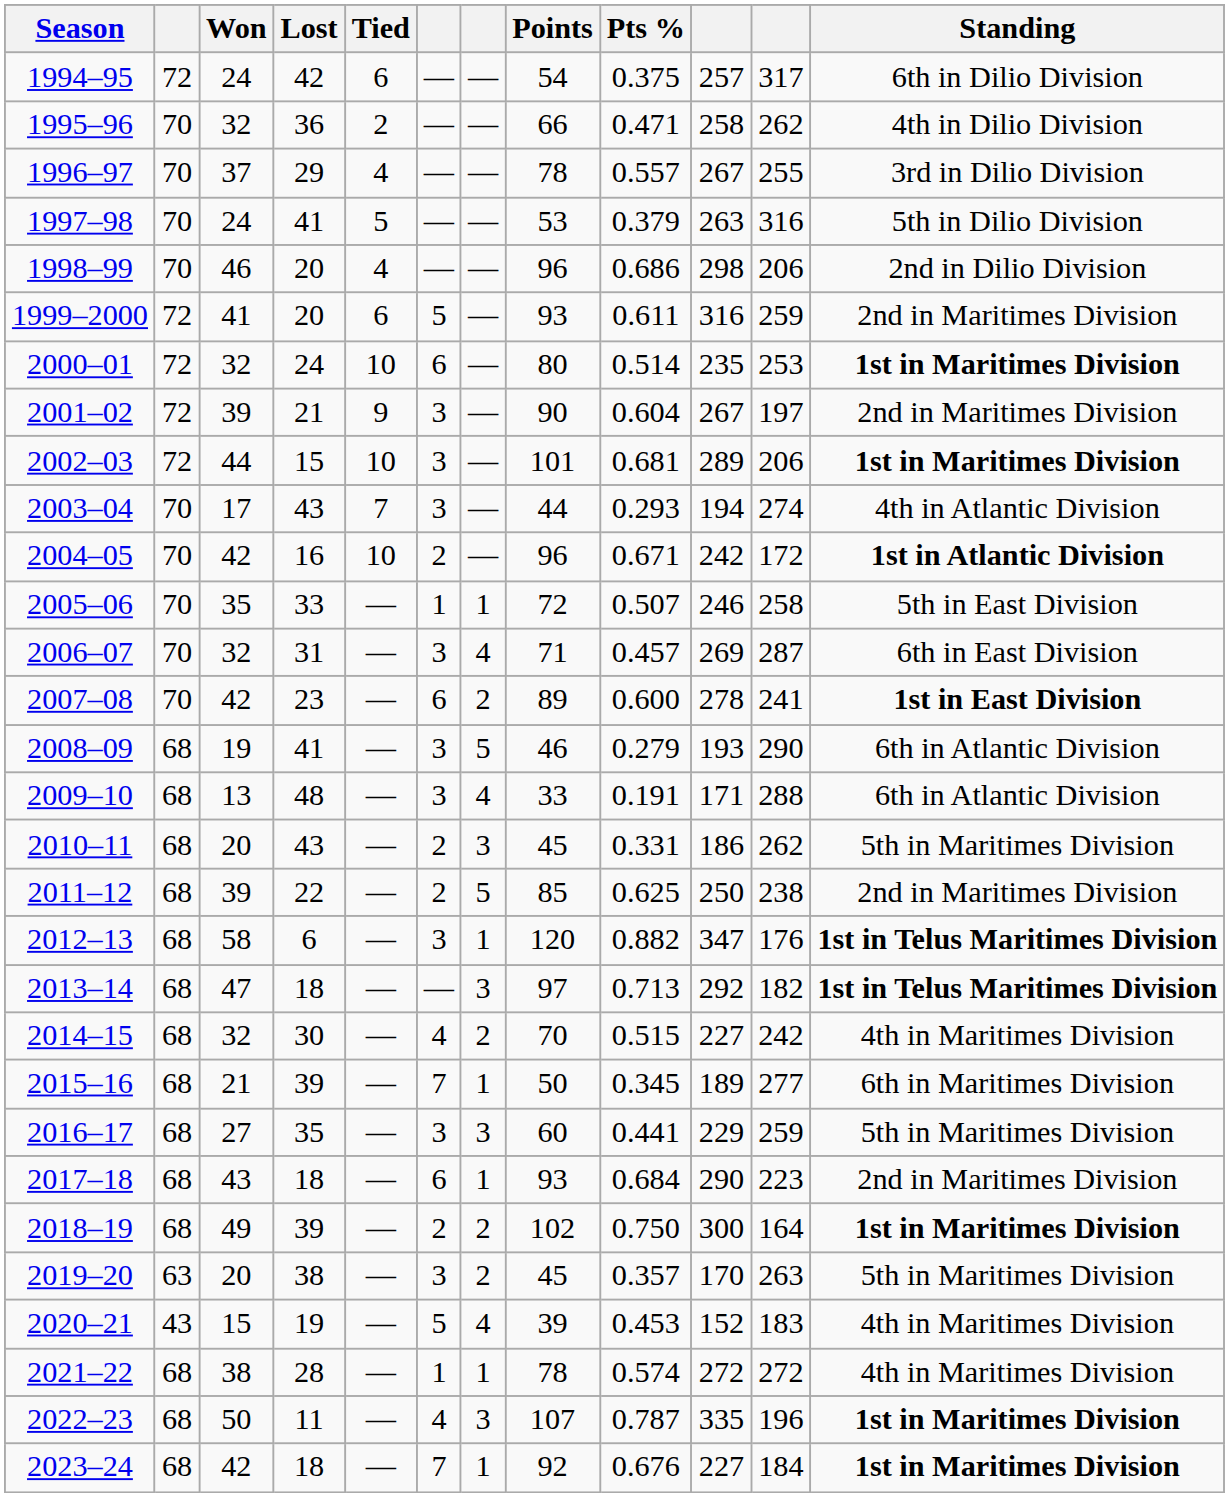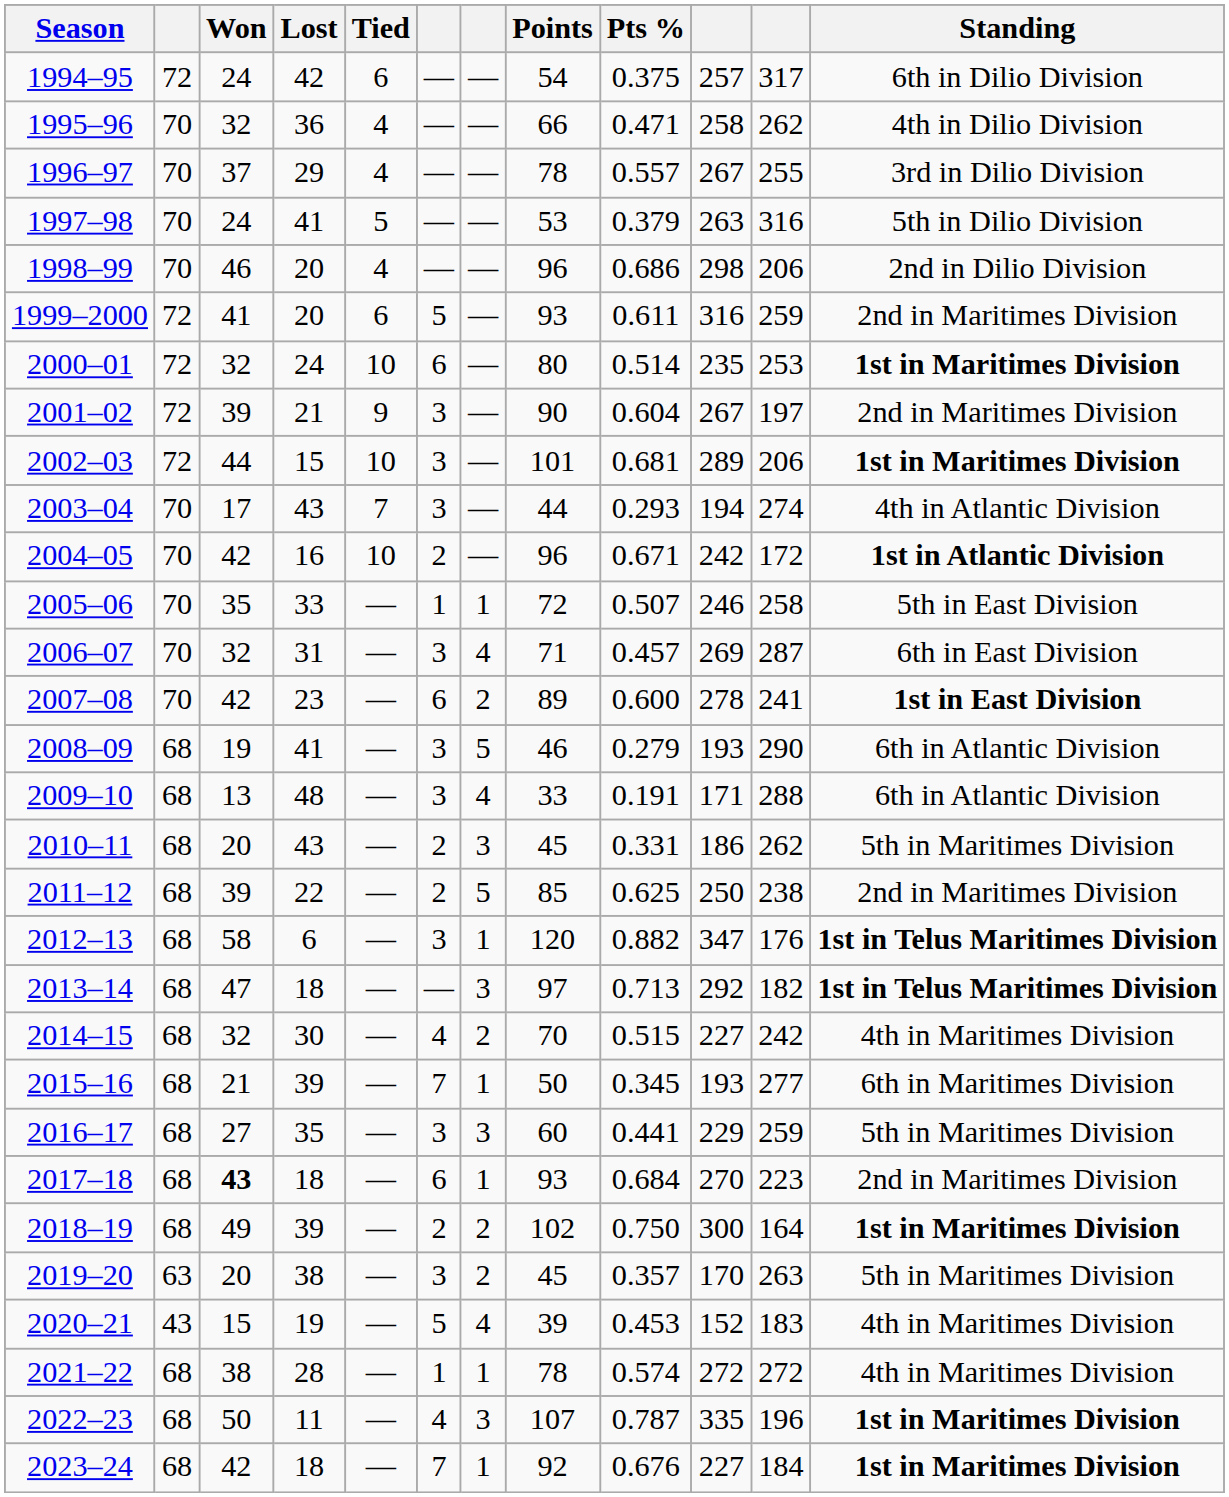(381, 124) 2 -> (381, 124) 4
(722, 1083) 189 -> (722, 1083) 193
(236, 1179) normal -> (236, 1179) bold
(722, 1179) 290 -> (722, 1179) 270
